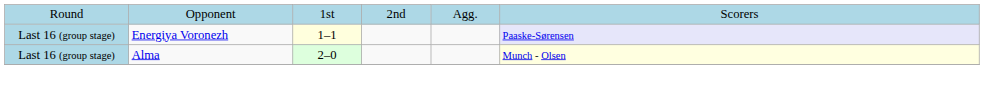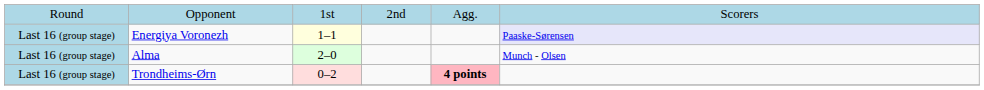(534, 55) lightyellow background -> (534, 55) no background
+ row: (174, 74)
